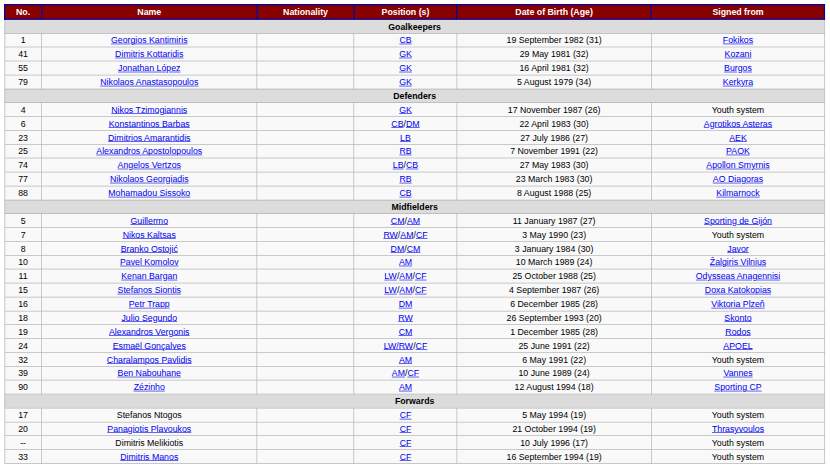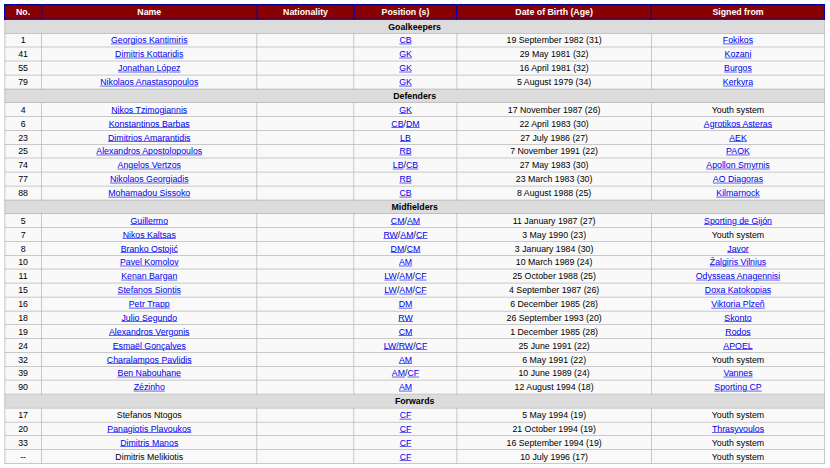rows swapped: (149, 457) <-> (149, 443)
